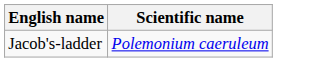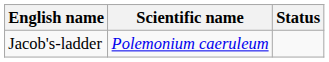+ column: (298, 17)
